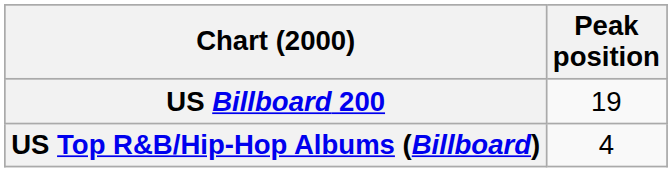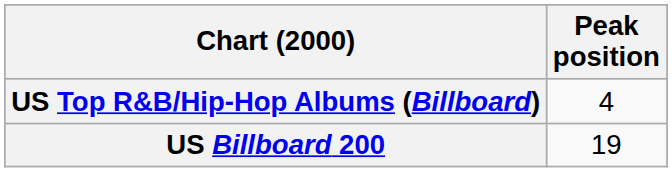rows swapped: (276, 100) <-> (276, 144)
